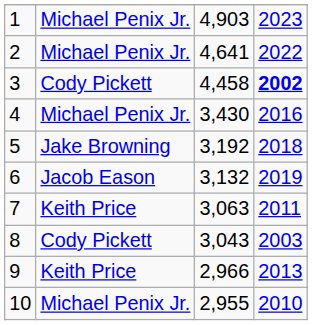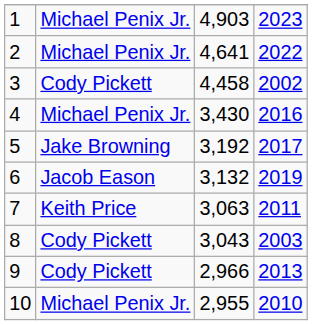(280, 83) bold -> (280, 83) normal
(280, 146) 2018 -> (280, 146) 2017
(88, 271) Keith Price -> (96, 271) Cody Pickett
